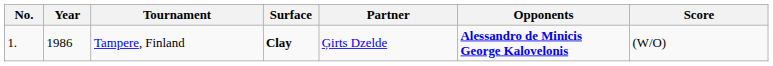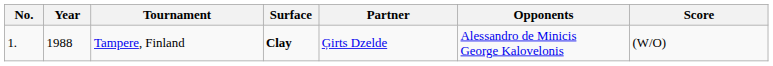(59, 42) 1986 -> (59, 42) 1988
(521, 42) bold -> (518, 42) normal
